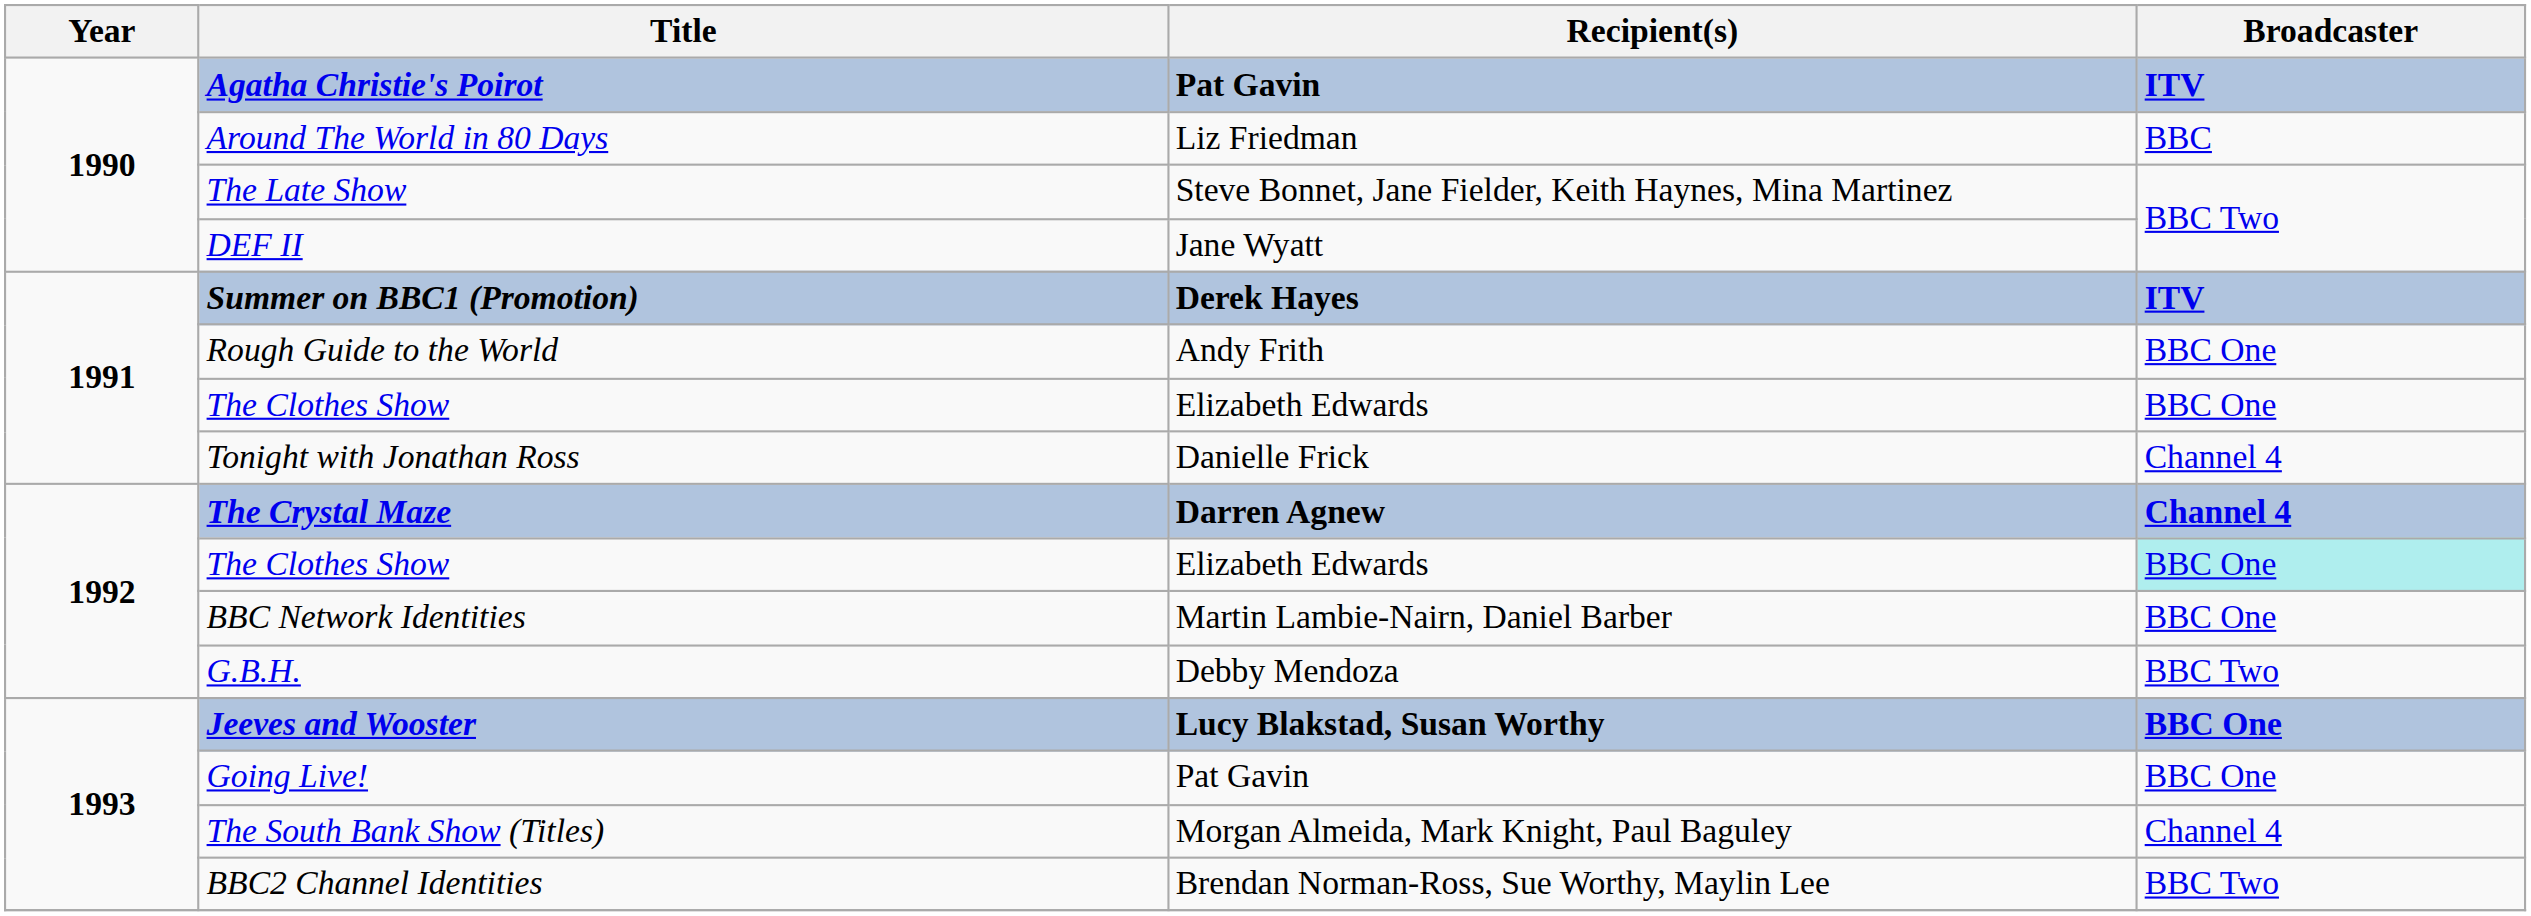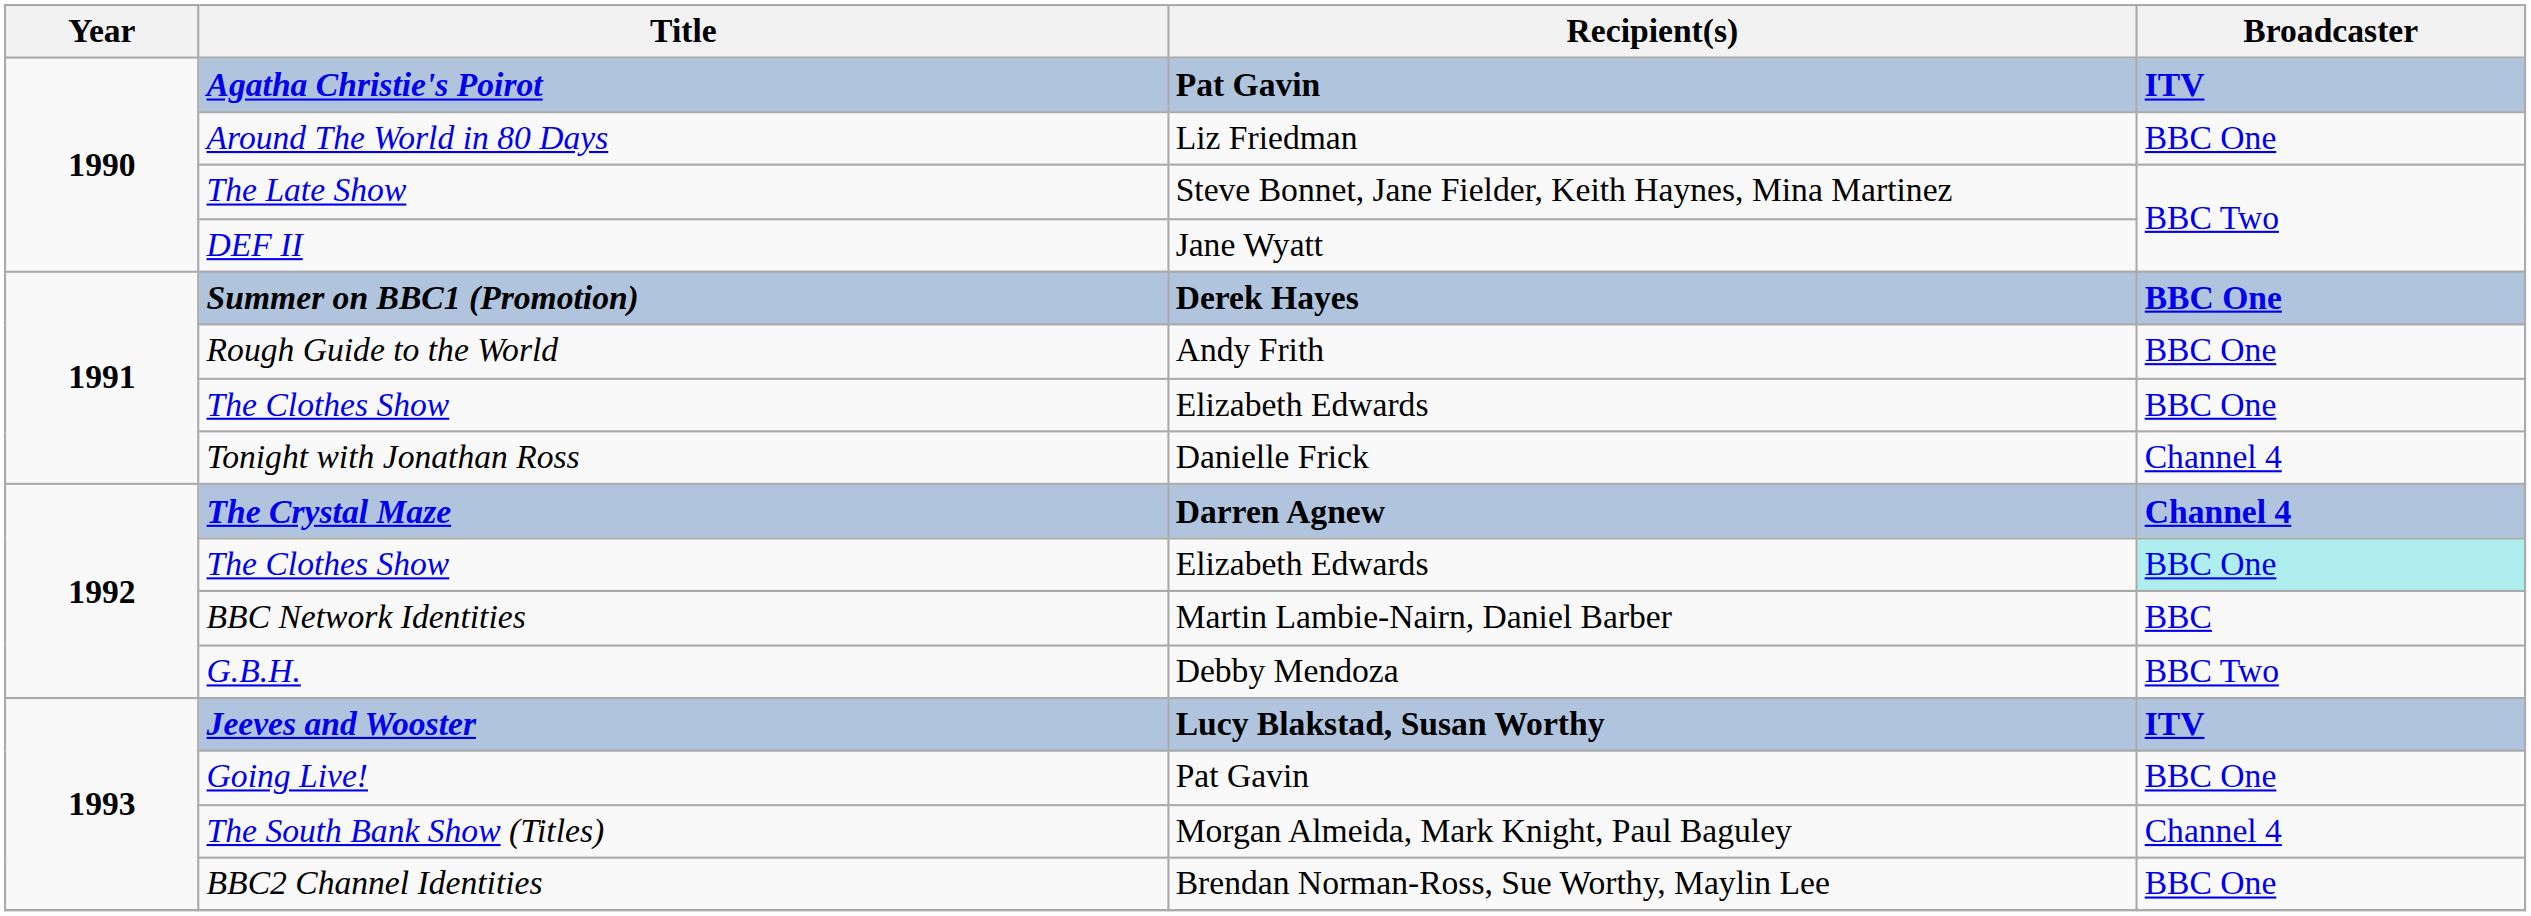(2178, 137) BBC -> (2210, 137) BBC One
(2175, 297) ITV -> (2213, 297) BBC One
(2210, 617) BBC One -> (2178, 617) BBC
(2213, 723) BBC One -> (2175, 723) ITV
(2212, 883) BBC Two -> (2210, 883) BBC One
